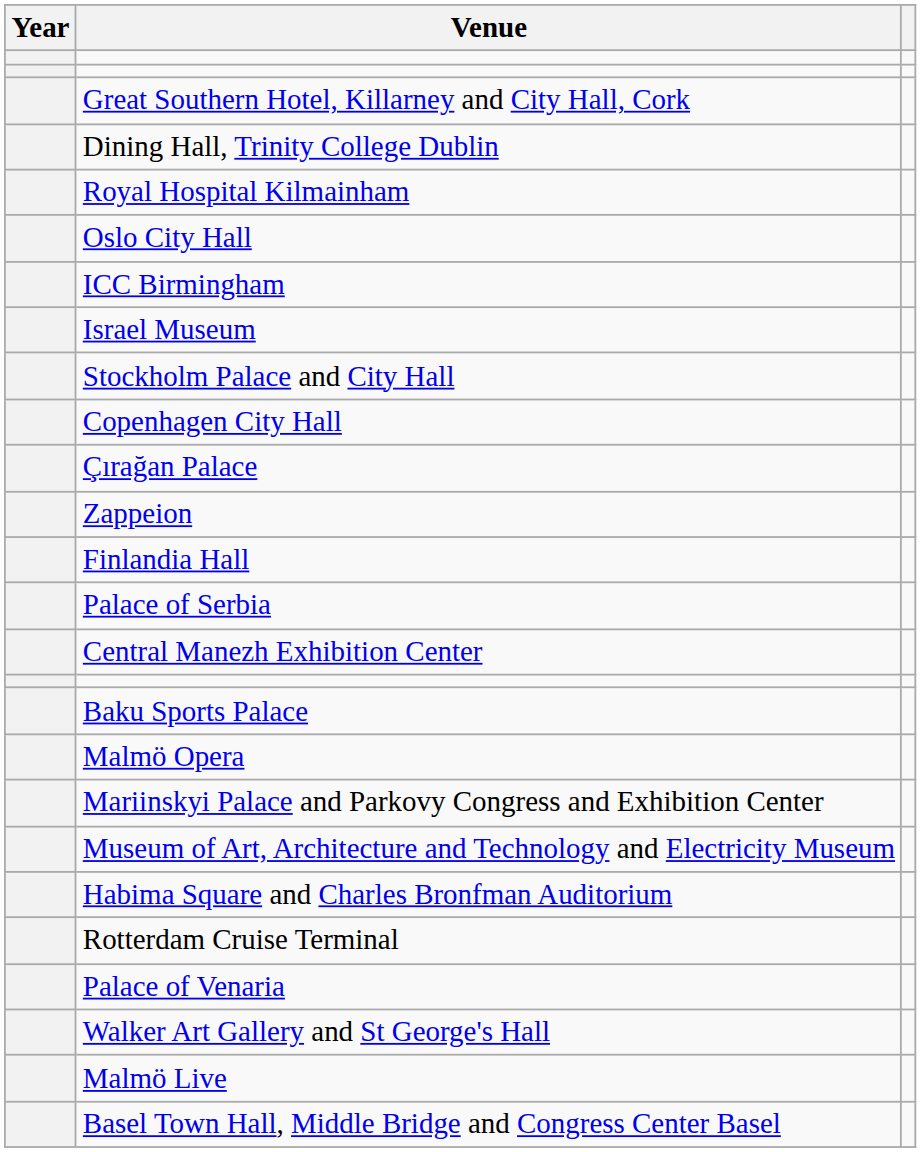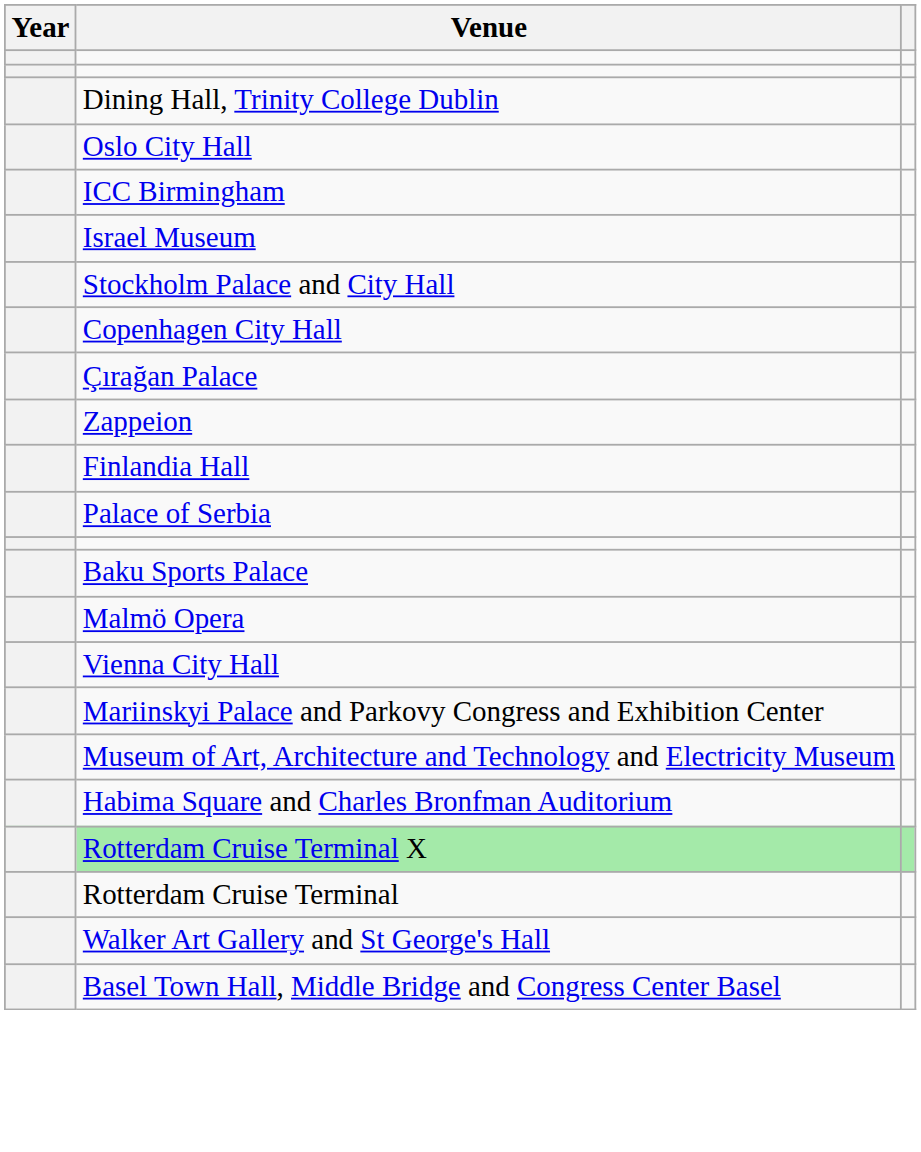- row: (41, 100)
- row: (41, 192)
- row: (41, 652)
+ row: (41, 665)
+ row: (41, 849)
- row: (41, 986)
- row: (41, 1078)
